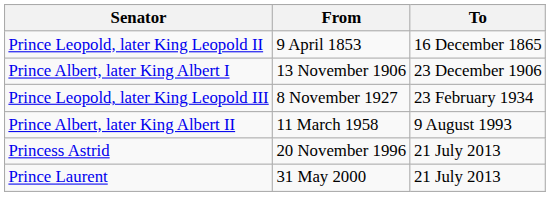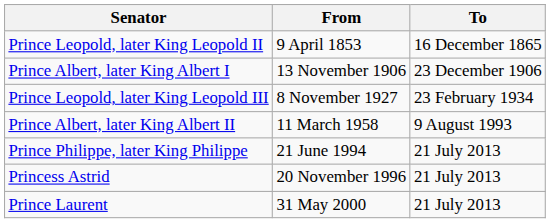+ row: (128, 151)
